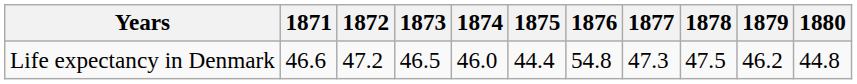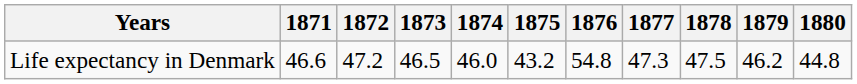(534, 59) 44.4 -> (534, 59) 43.2
